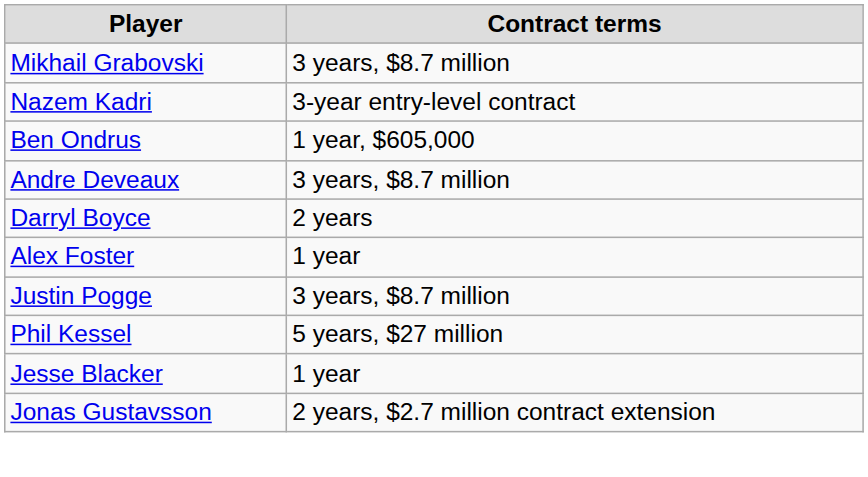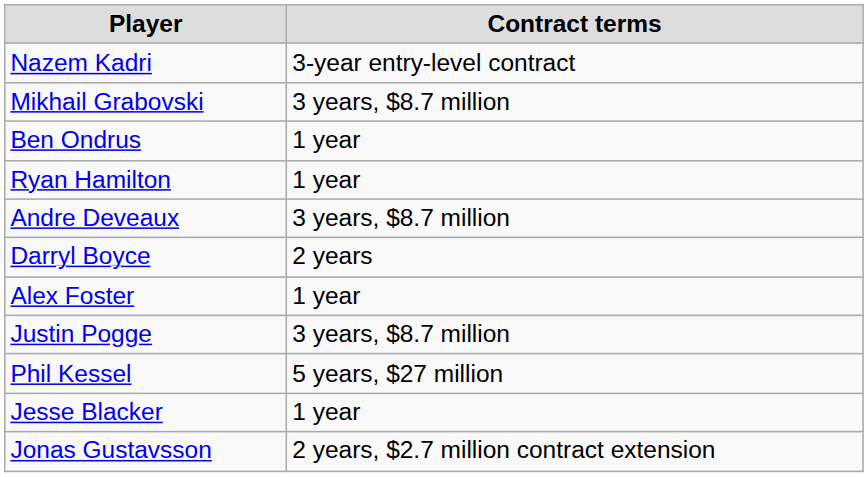rows swapped: (107, 62) <-> (81, 101)
(383, 140) 1 year, $605,000 -> (326, 140) 1 year
+ row: (91, 179)
